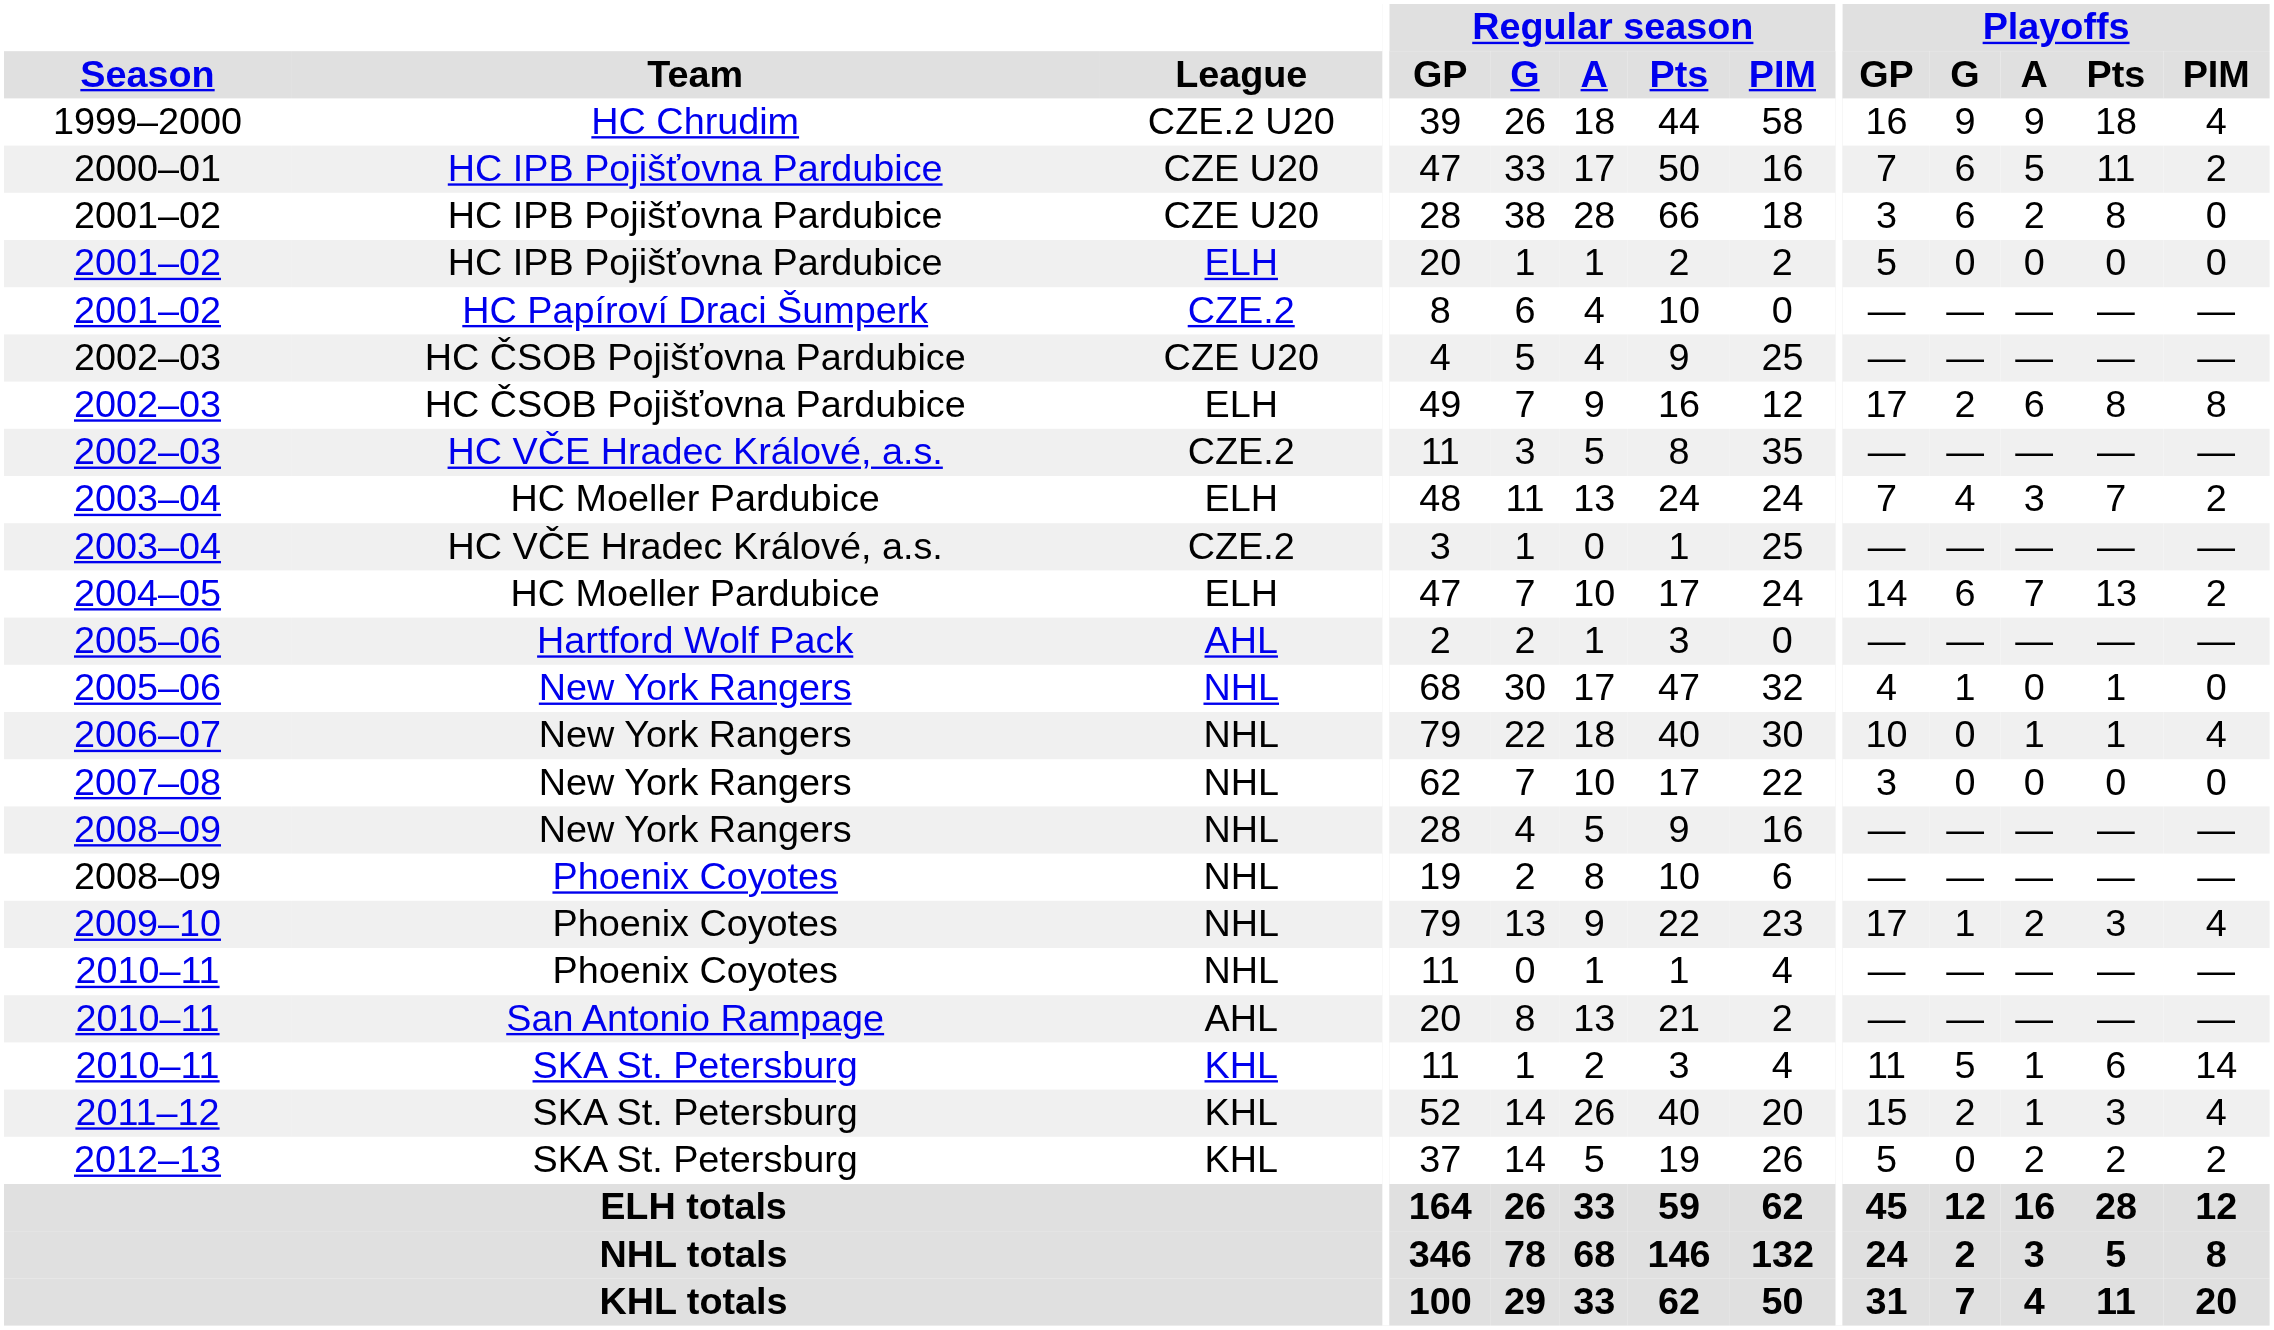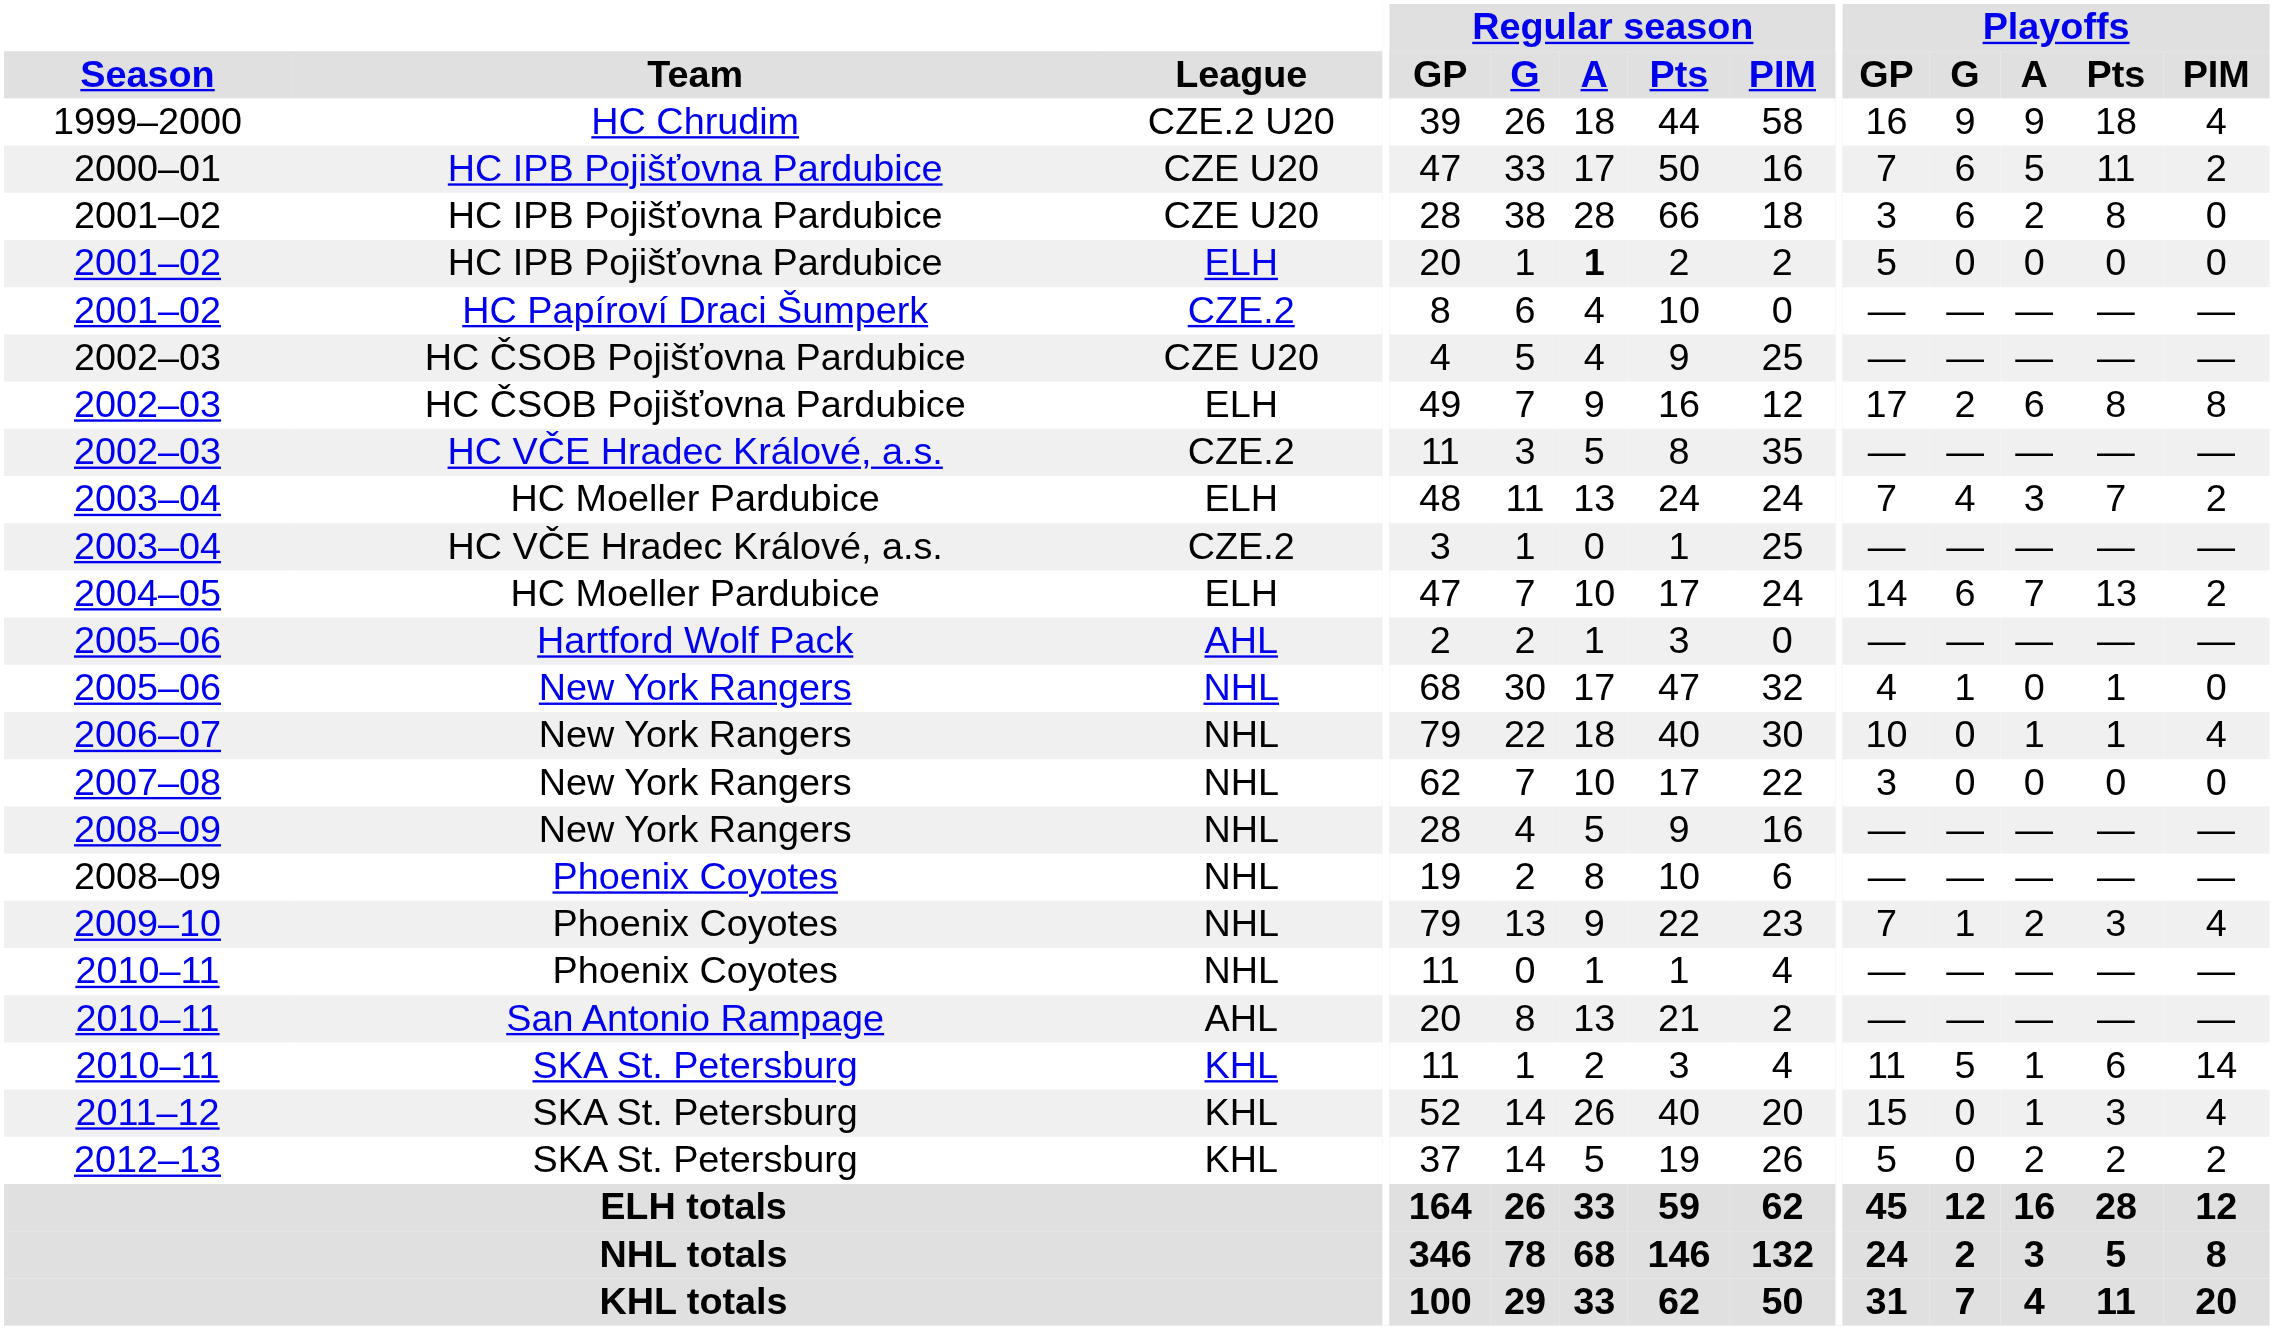(1594, 262) normal -> (1594, 262) bold
(1886, 923) 17 -> (1887, 923) 7
(1965, 1112) 2 -> (1965, 1112) 0
